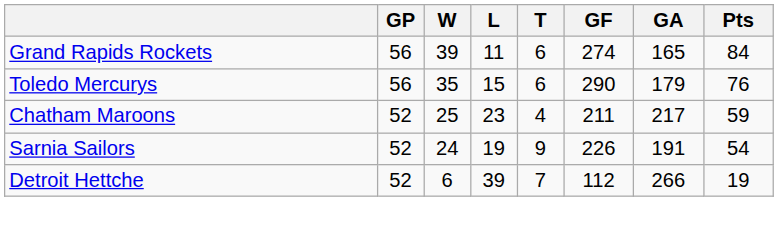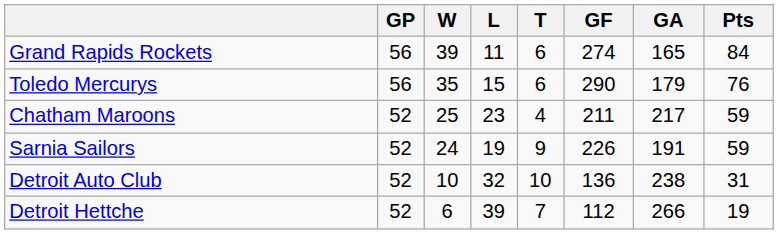(738, 148) 54 -> (738, 148) 59
+ row: (85, 180)
